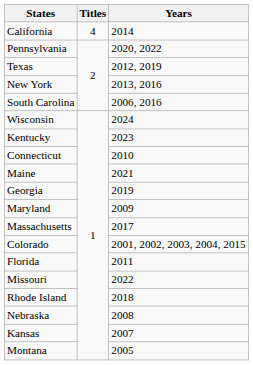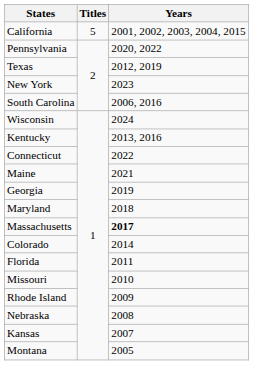(93, 31) 4 -> (93, 31) 5
(123, 31) 2014 -> (179, 31) 2001, 2002, 2003, 2004, 2015
(137, 84) 2013, 2016 -> (123, 84) 2023
(123, 137) 2023 -> (137, 137) 2013, 2016
(123, 155) 2010 -> (123, 155) 2022
(123, 208) 2009 -> (123, 208) 2018
(123, 226) normal -> (123, 226) bold
(179, 244) 2001, 2002, 2003, 2004, 2015 -> (123, 244) 2014
(123, 279) 2022 -> (123, 279) 2010
(123, 297) 2018 -> (123, 297) 2009
